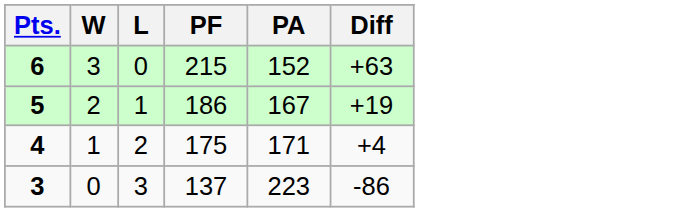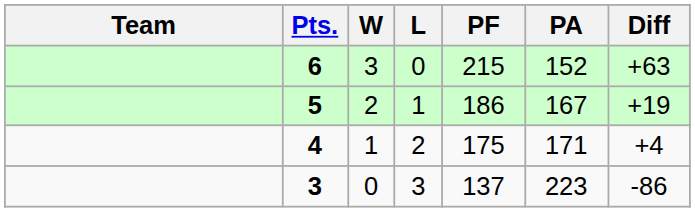+ column: (144, 25)
